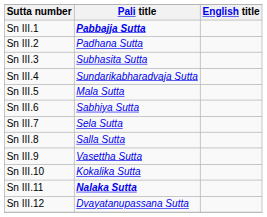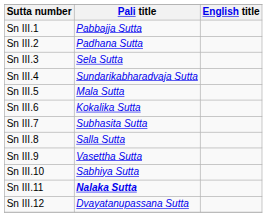(111, 28) bold -> (109, 28) normal
(112, 60) Subhasita Sutta -> (100, 60) Sela Sutta
(108, 108) Sabhiya Sutta -> (108, 108) Kokalika Sutta
(100, 124) Sela Sutta -> (112, 124) Subhasita Sutta
(108, 172) Kokalika Sutta -> (108, 172) Sabhiya Sutta
